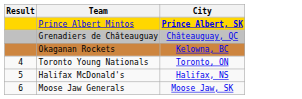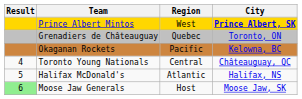+ column: (186, 11)
(202, 37) Châteauguay, QC -> (255, 37) Toronto, ON
(202, 62) Toronto, ON -> (255, 62) Châteauguay, QC
(21, 88) no background -> (21, 88) lightgreen background
